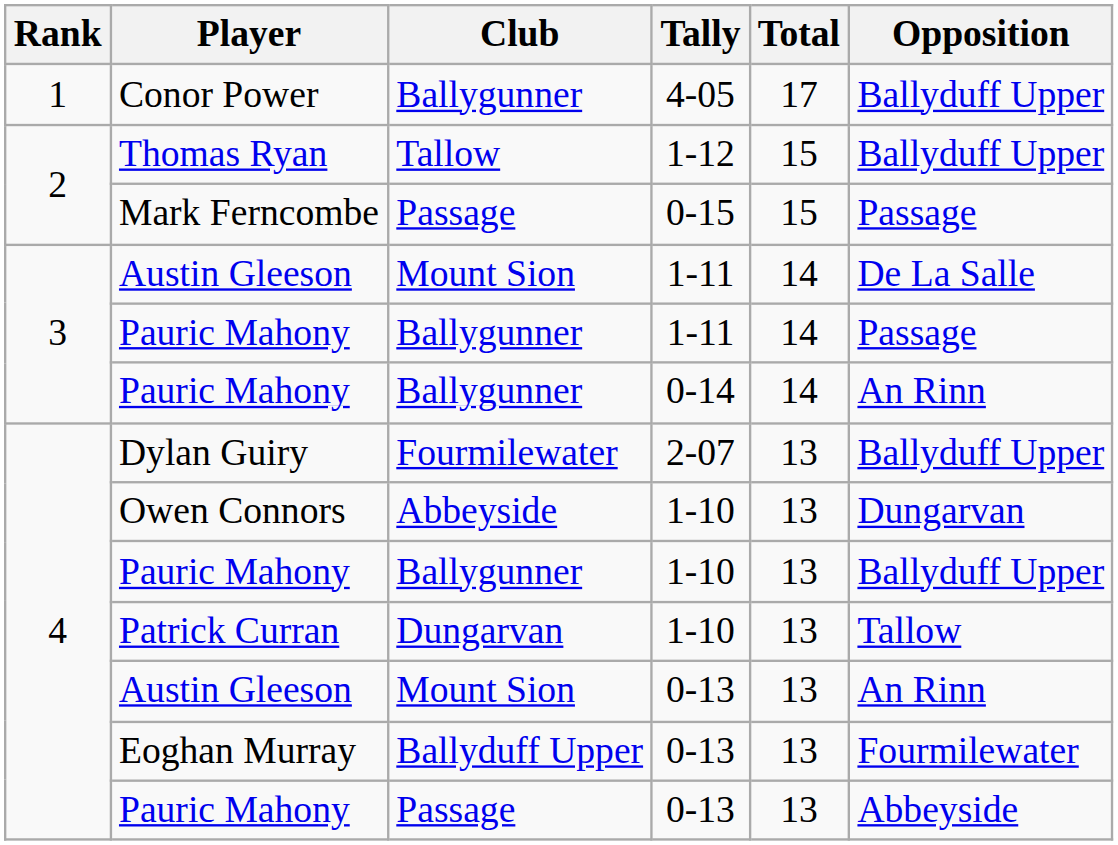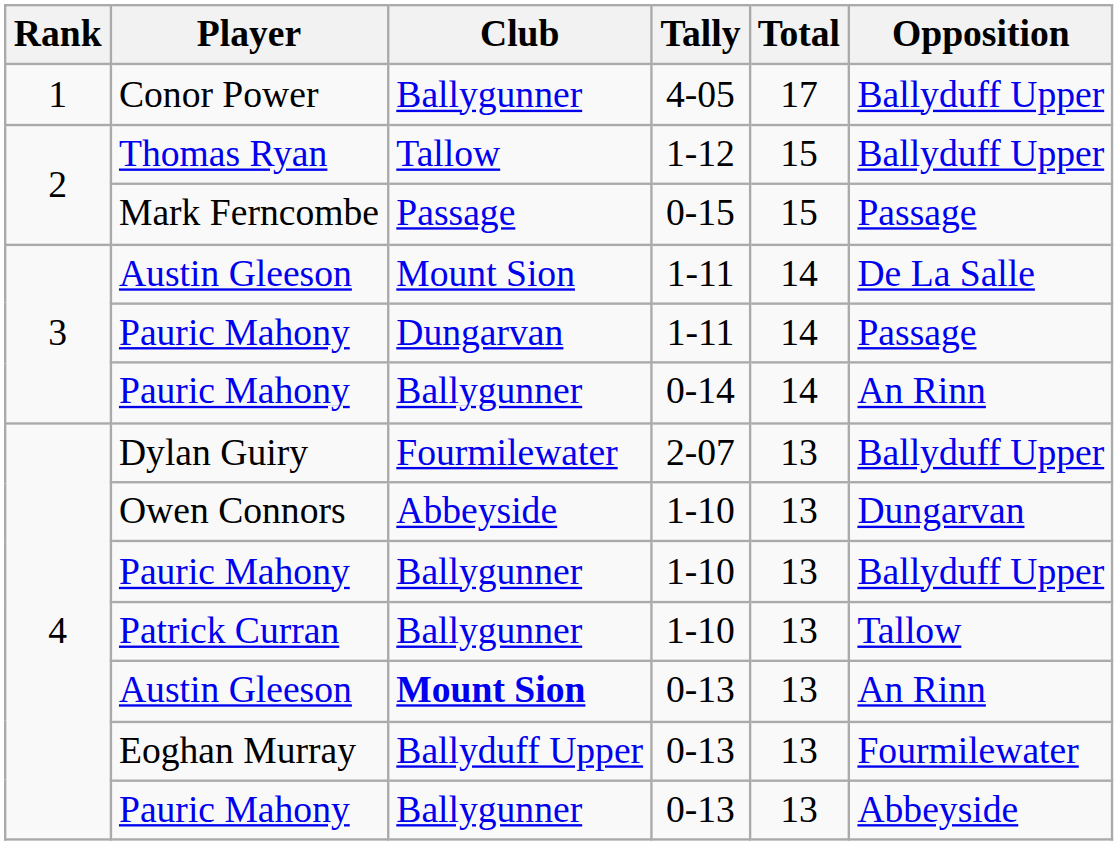(489, 332) Ballygunner -> (480, 332) Dungarvan
(480, 630) Dungarvan -> (489, 630) Ballygunner
(486, 690) normal -> (491, 690) bold
(456, 809) Passage -> (489, 809) Ballygunner
